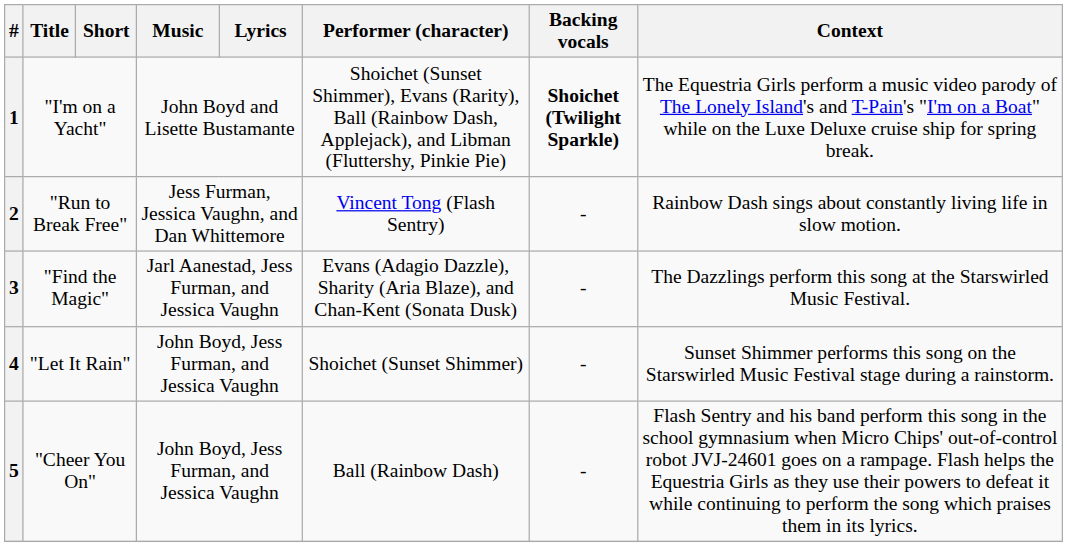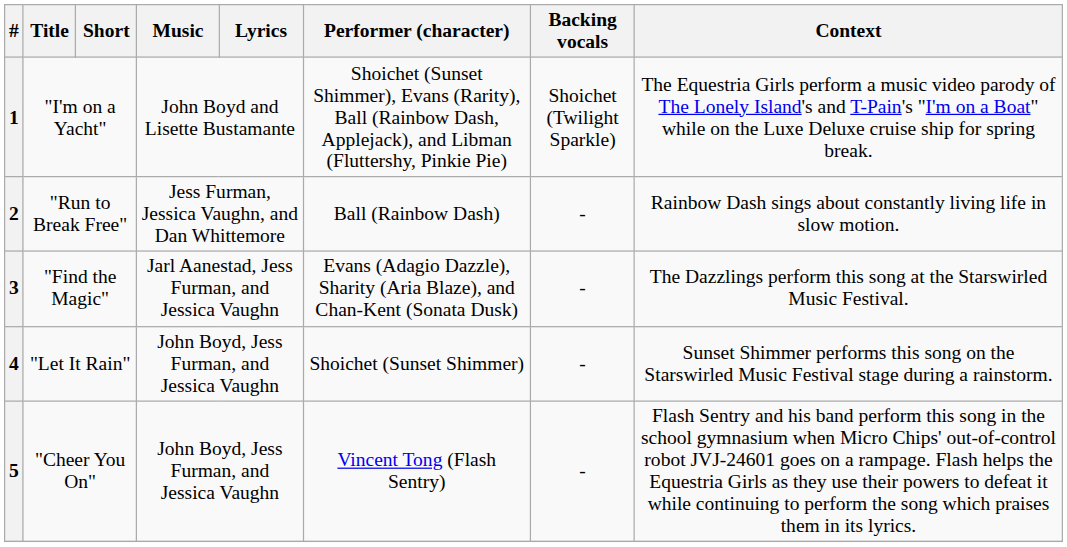(583, 116) bold -> (583, 116) normal
(416, 213) Vincent Tong (Flash Sentry) -> (417, 213) Ball (Rainbow Dash)
(416, 471) Ball (Rainbow Dash) -> (417, 471) Vincent Tong (Flash Sentry)
